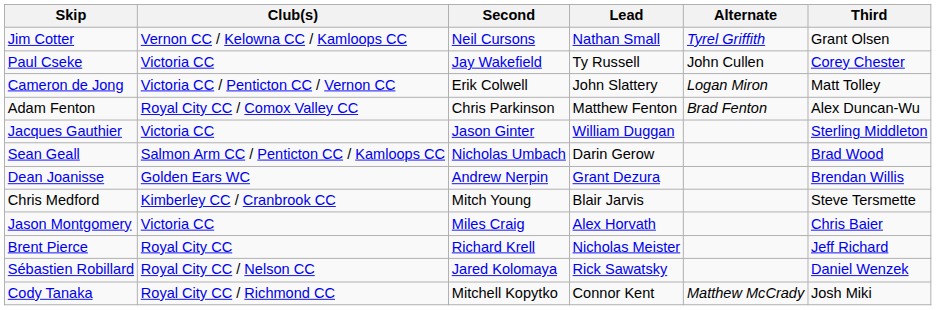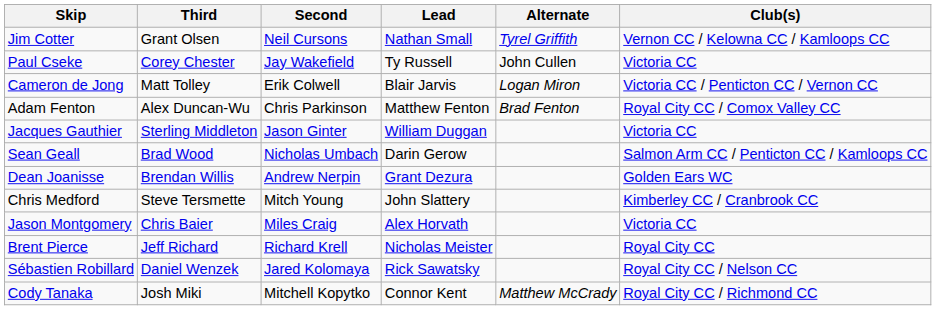columns swapped: (869, 16) <-> (293, 16)
(615, 85) John Slattery -> (420, 85) Blair Jarvis
(608, 200) Blair Jarvis -> (427, 200) John Slattery
